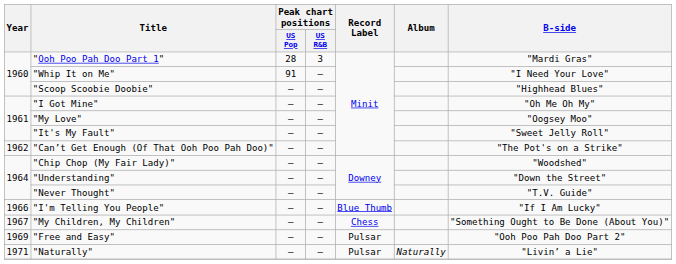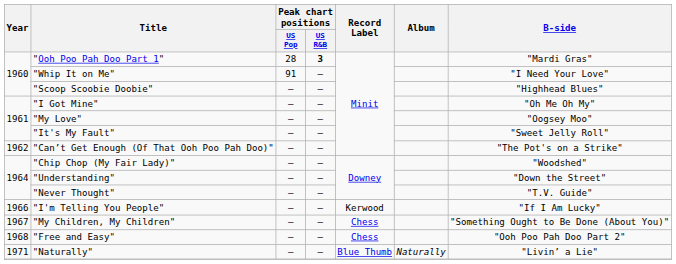(320, 59) normal -> (320, 59) bold
(365, 207) Blue Thumb -> (365, 207) Kerwood
(17, 237) 1969 -> (17, 237) 1968
(365, 237) Pulsar -> (365, 237) Chess
(365, 252) Pulsar -> (365, 252) Blue Thumb
